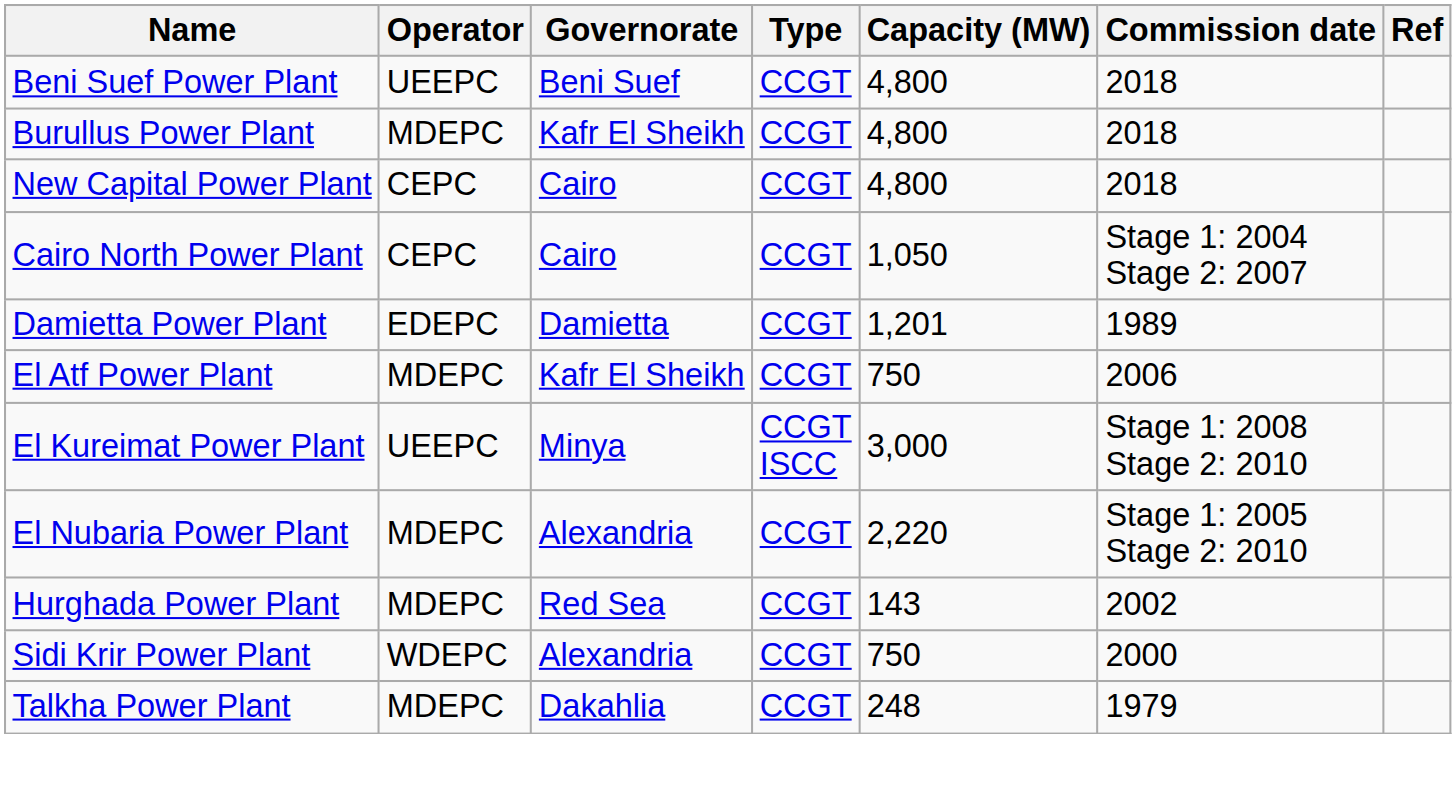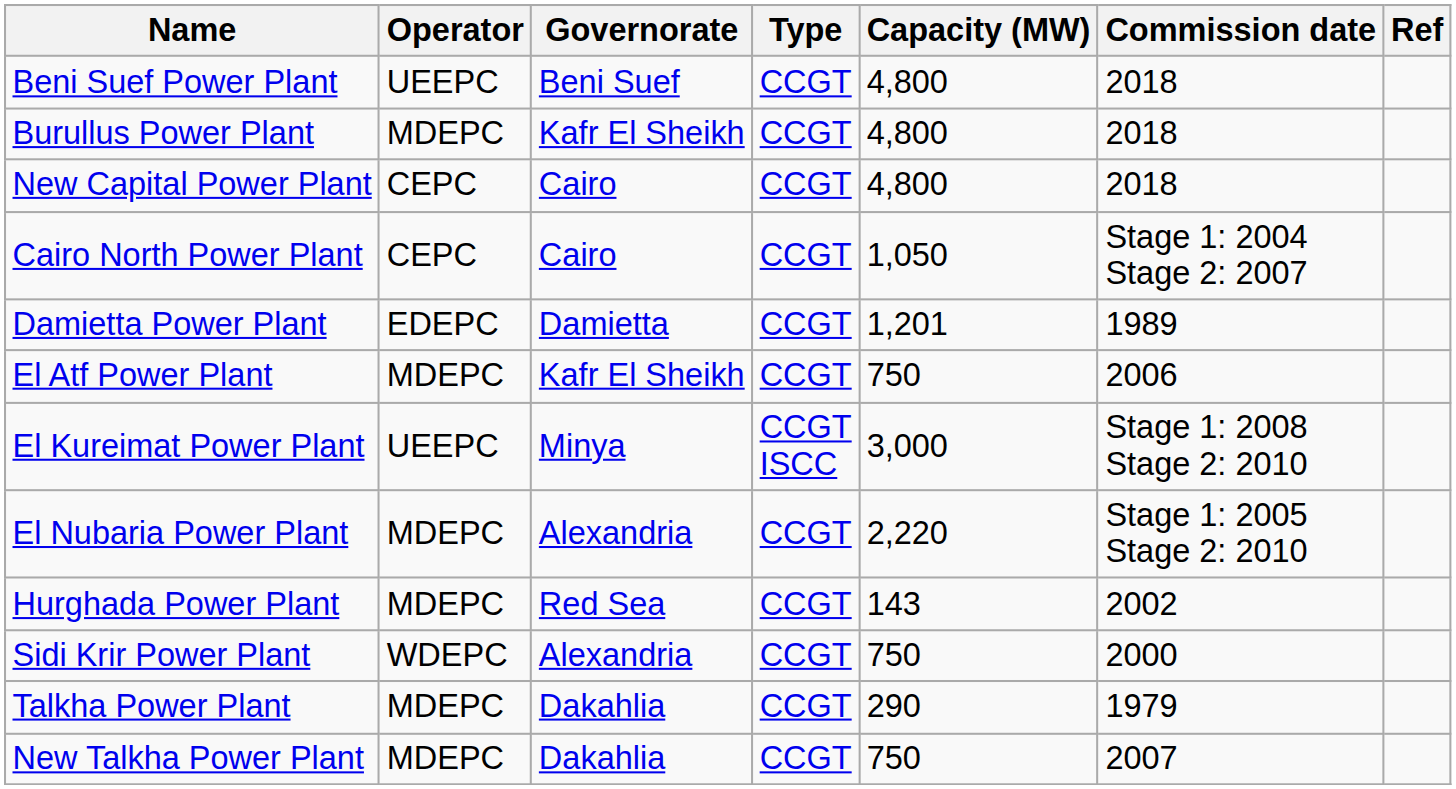(894, 706) 248 -> (894, 706) 290
+ row: (188, 758)
